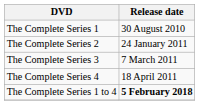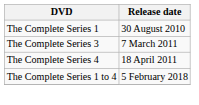- row: (53, 44)
(157, 92) bold -> (155, 76) normal
